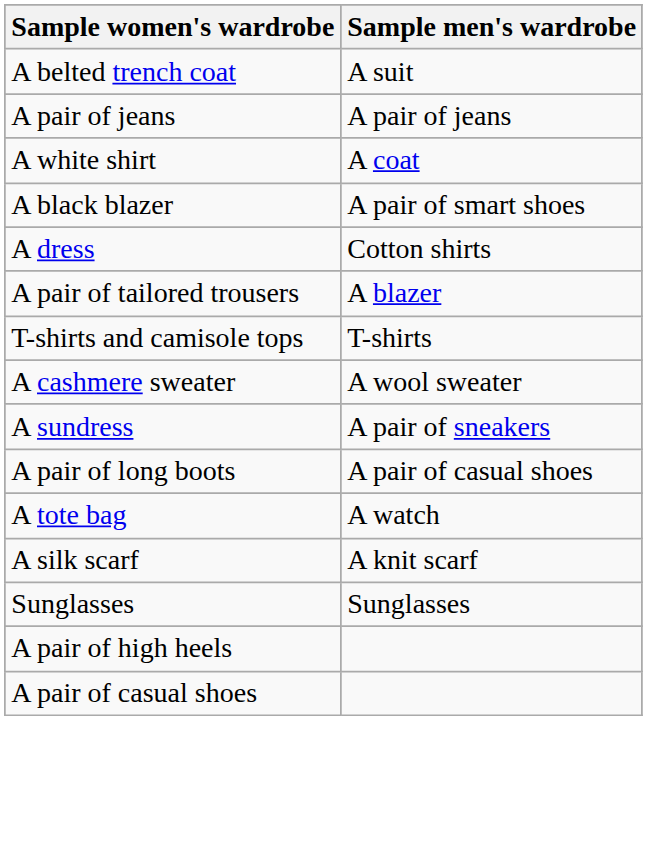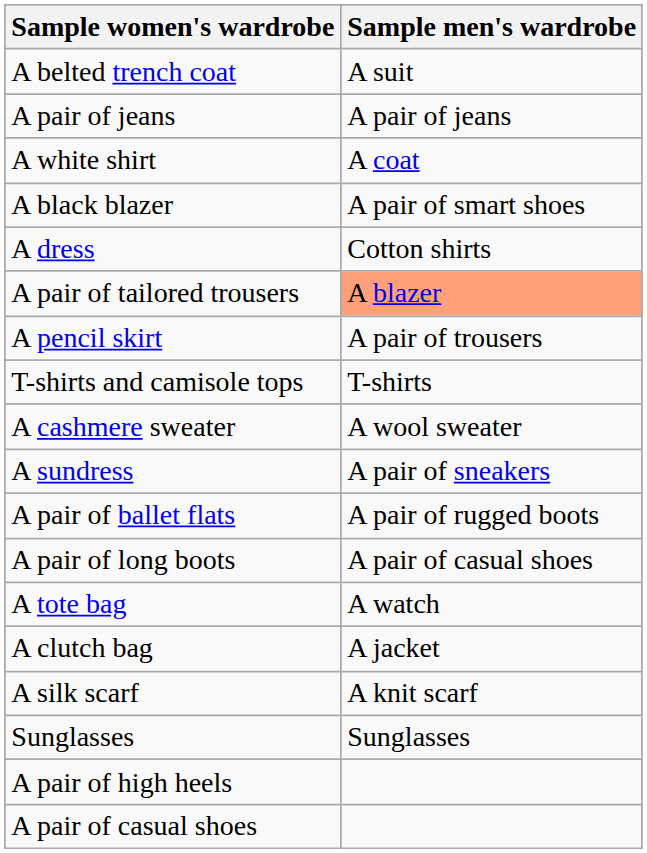(394, 293) no background -> (394, 293) lightsalmon background
+ row: (87, 337)
+ row: (123, 515)
+ row: (82, 648)
